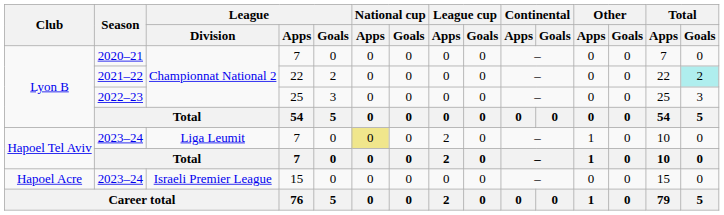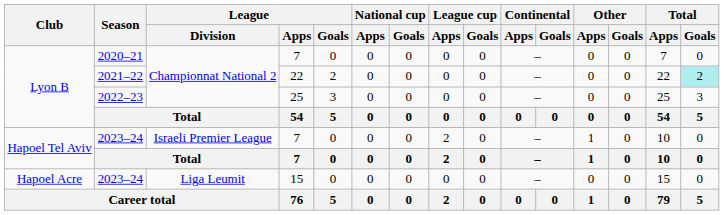(213, 138) Liga Leumit -> (213, 138) Israeli Premier League
(370, 138) khaki background -> (370, 138) no background
(213, 179) Israeli Premier League -> (213, 179) Liga Leumit
